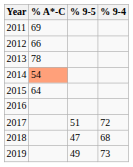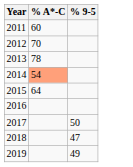- column: (113, 12)
(36, 28) 69 -> (36, 28) 60
(36, 43) 66 -> (36, 43) 70
(75, 122) 51 -> (75, 122) 50
